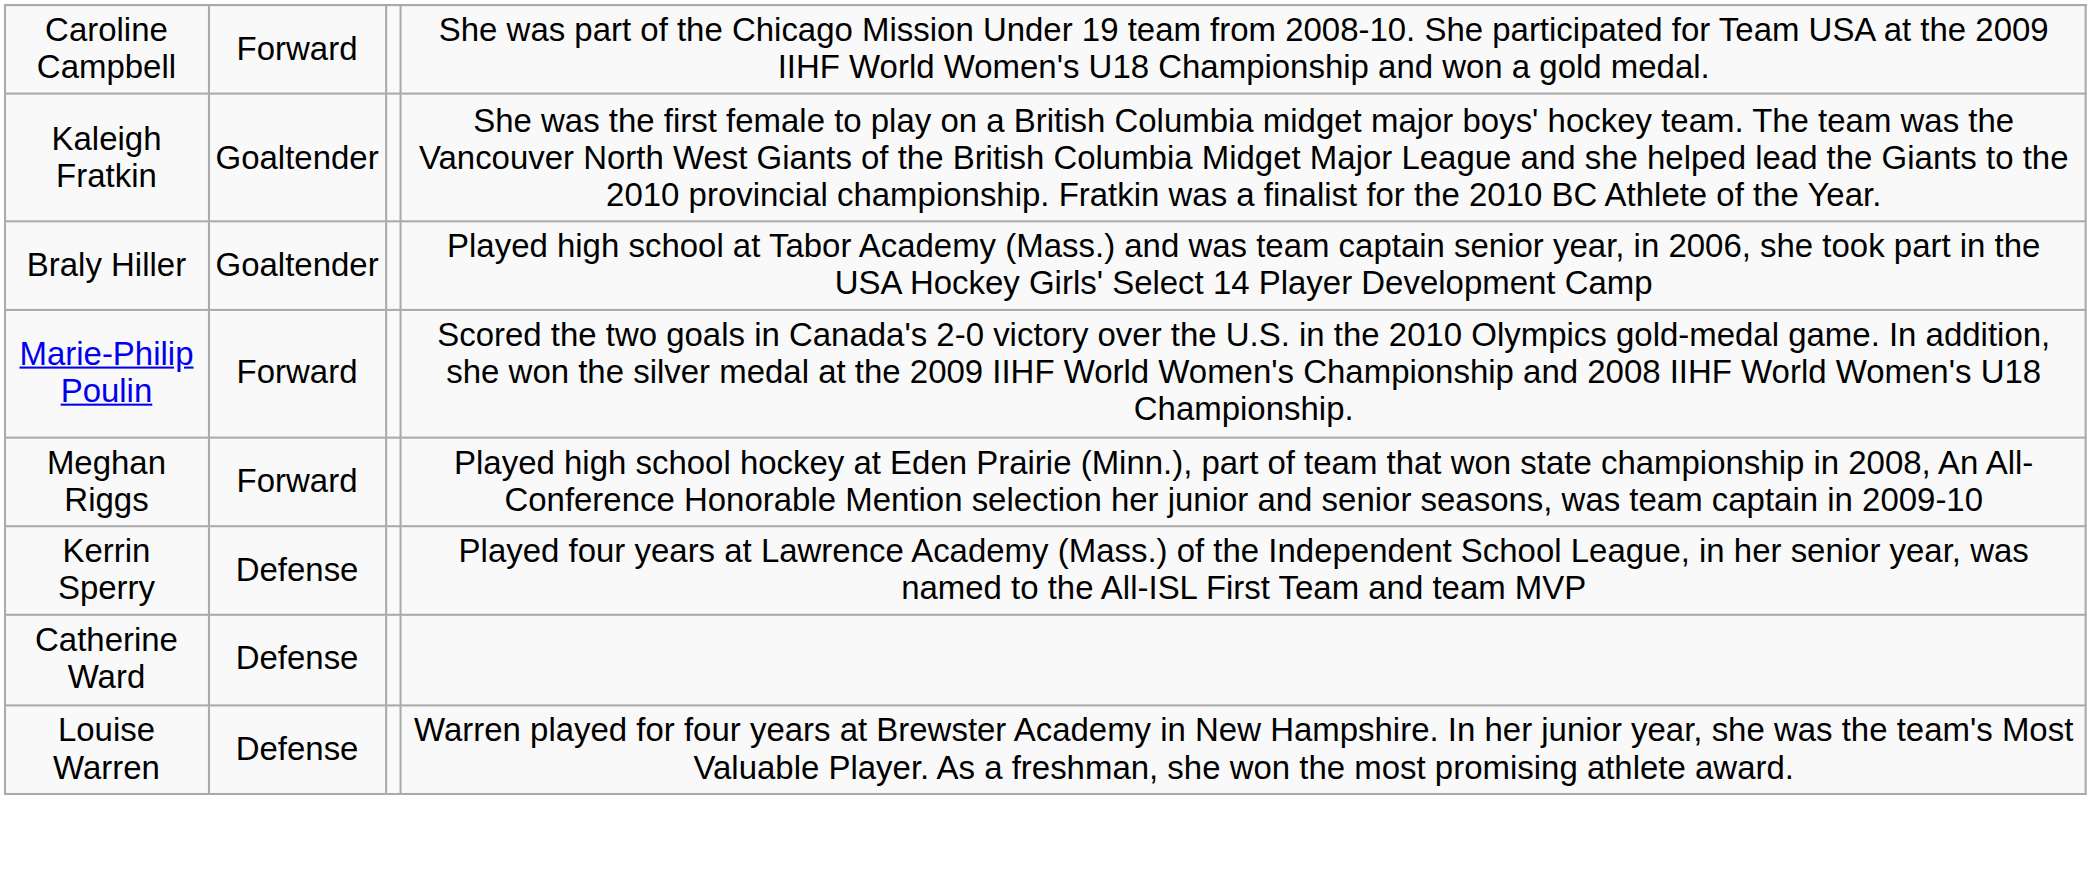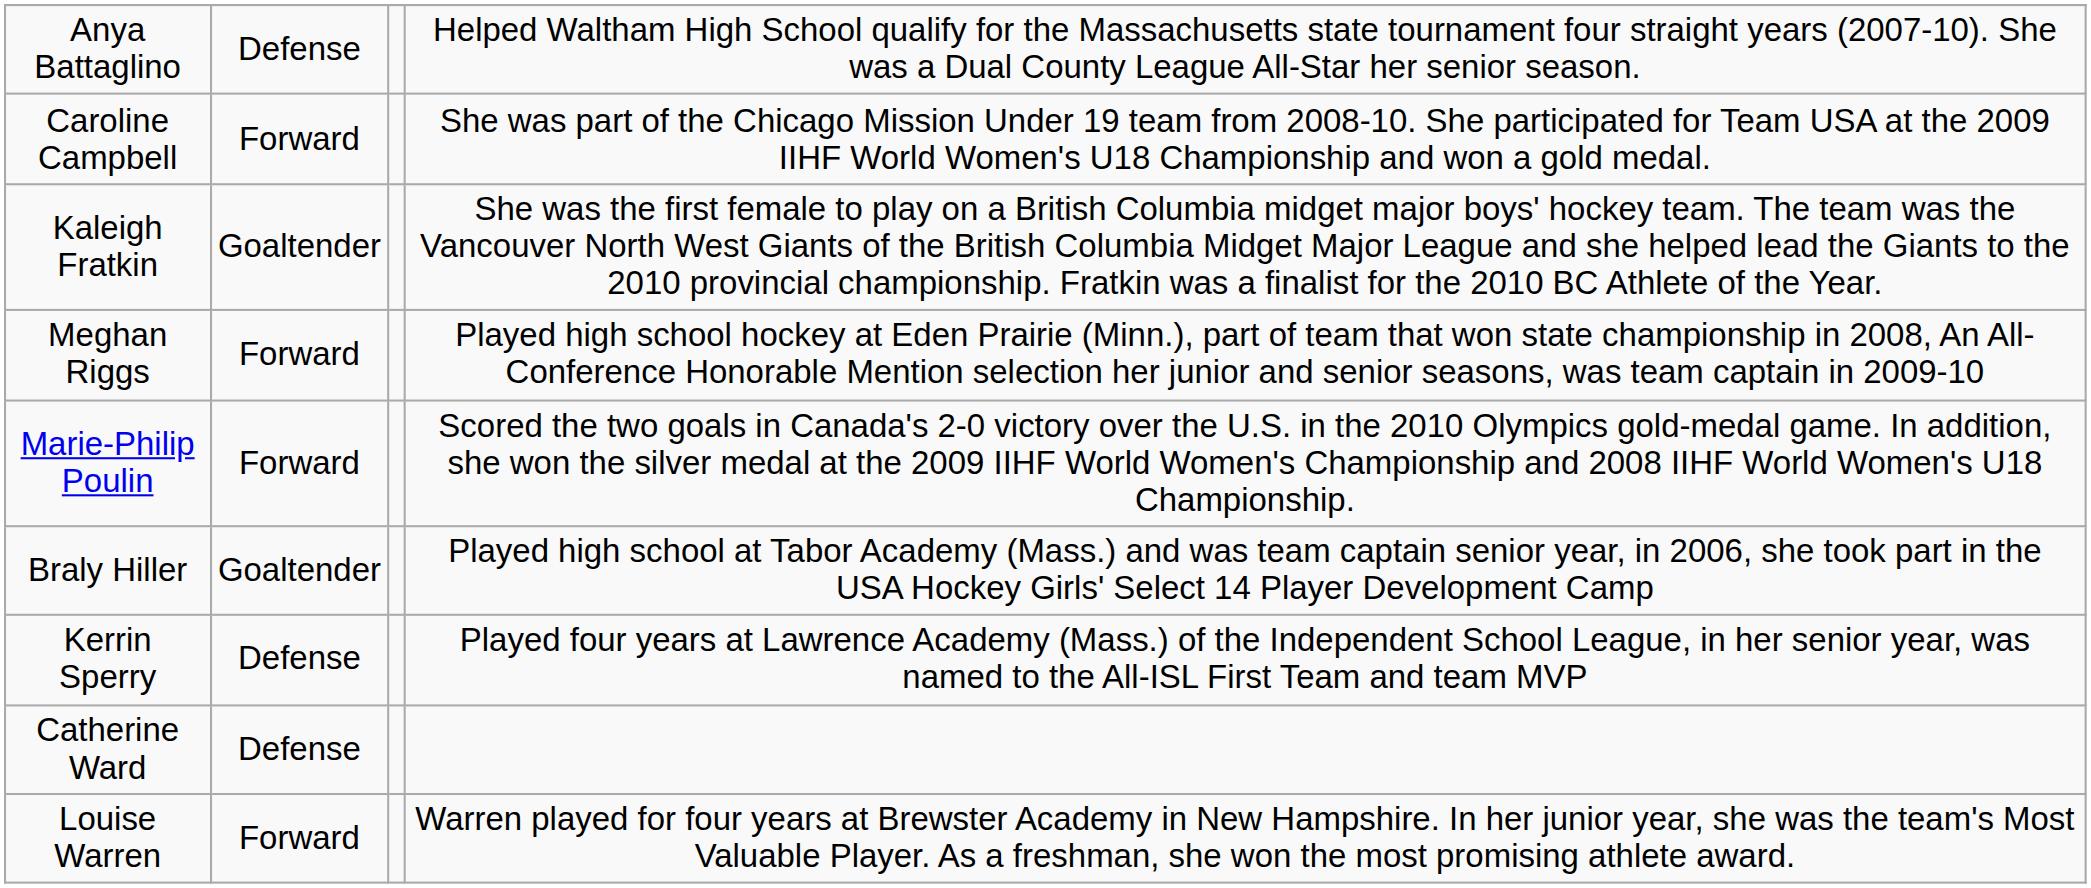+ row: (108, 49)
rows swapped: (106, 264) <-> (106, 480)
(297, 748) Defense -> (299, 838) Forward
